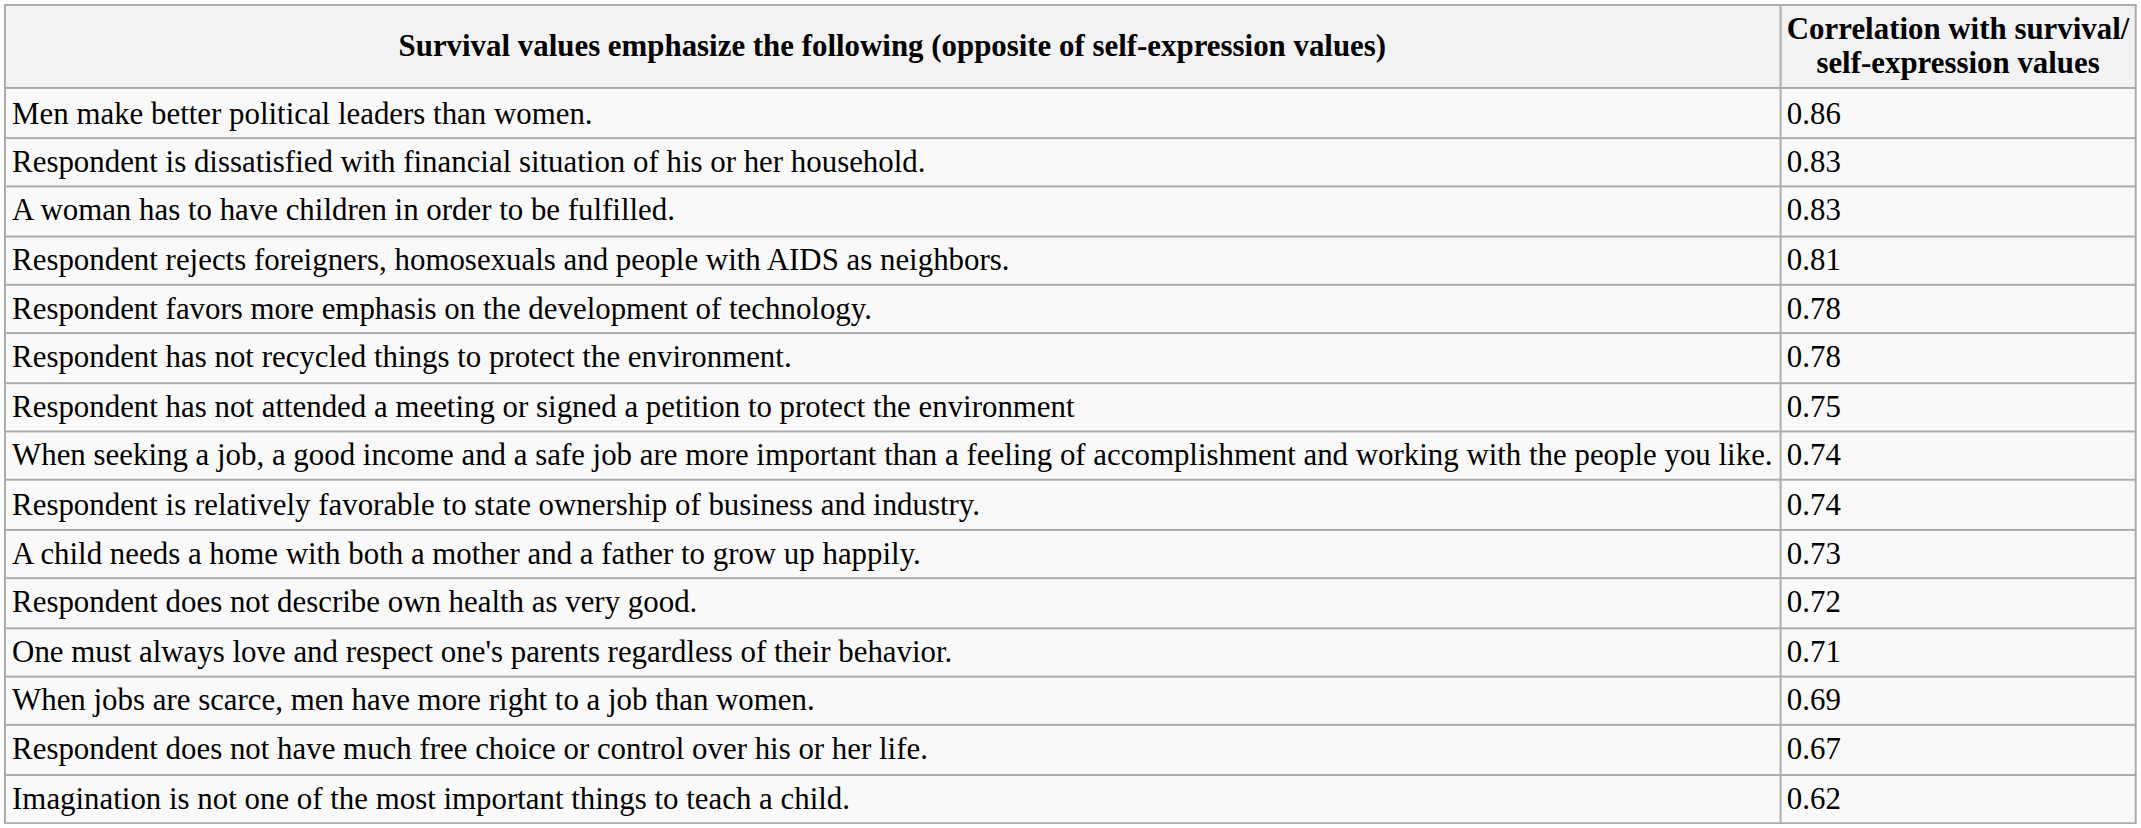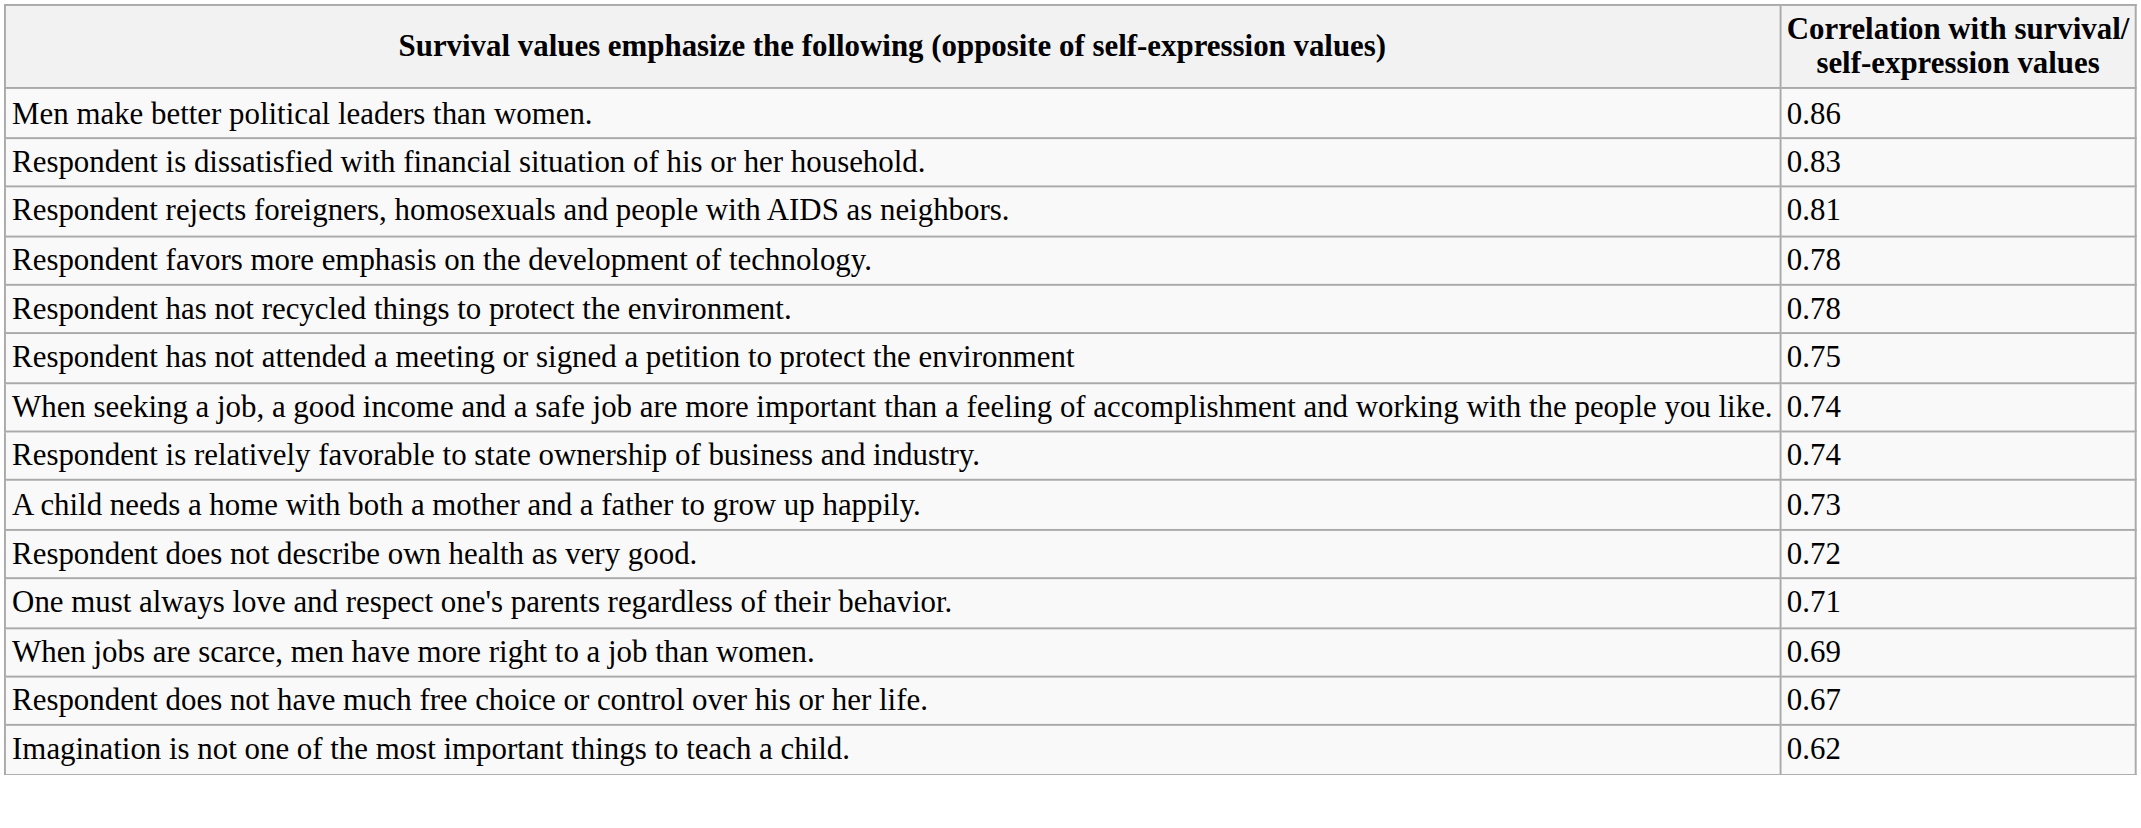- row: (344, 210)
